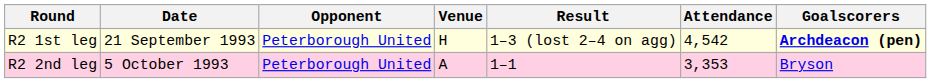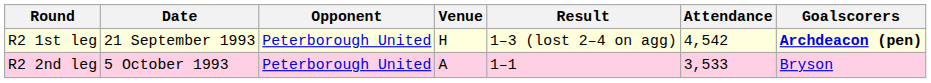(706, 65) 3,353 -> (706, 65) 3,533
